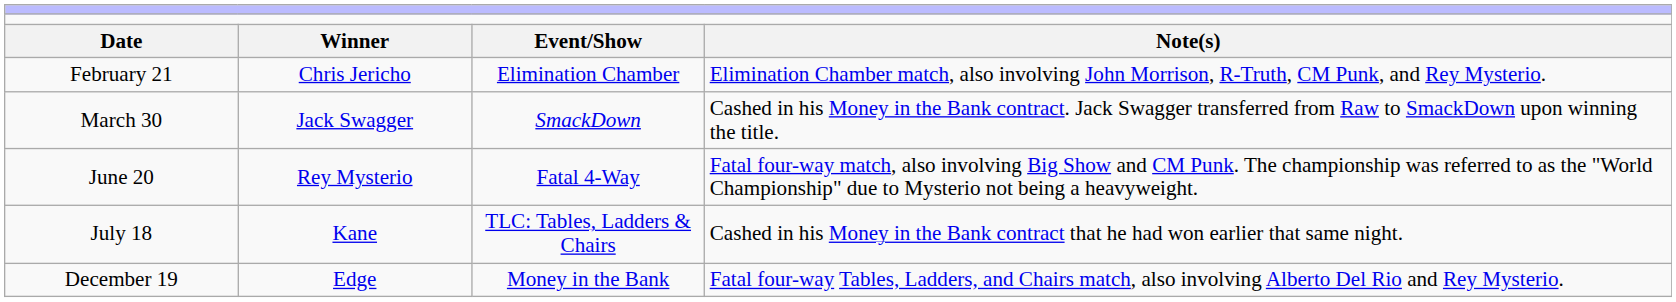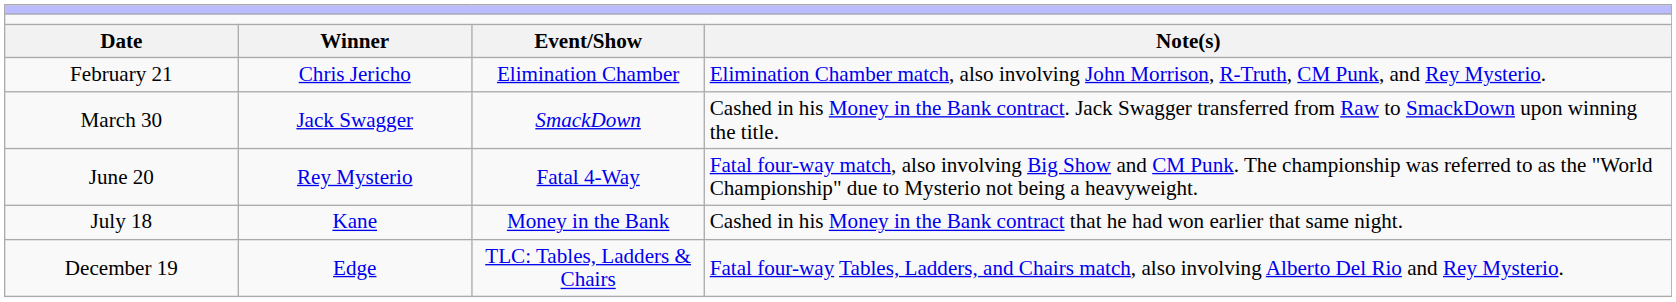(588, 234) TLC: Tables, Ladders & Chairs -> (588, 222) Money in the Bank
(588, 279) Money in the Bank -> (588, 267) TLC: Tables, Ladders & Chairs
